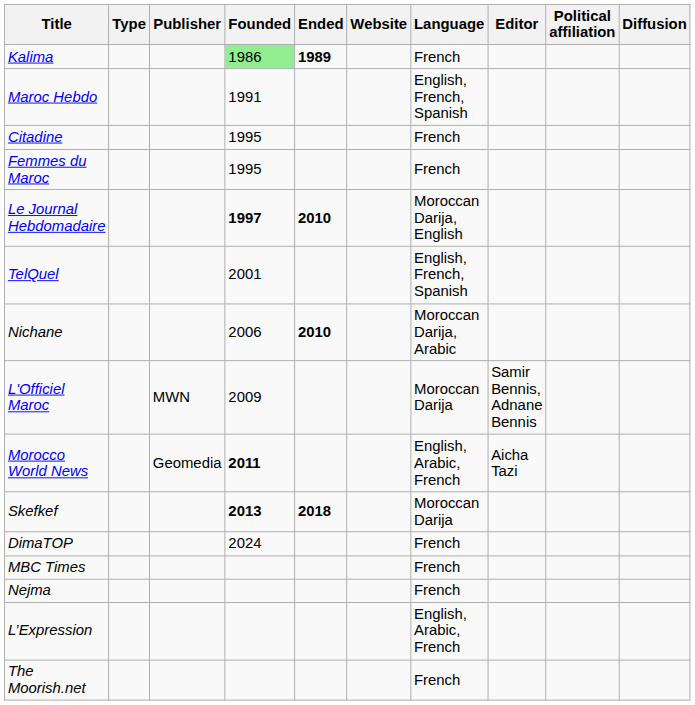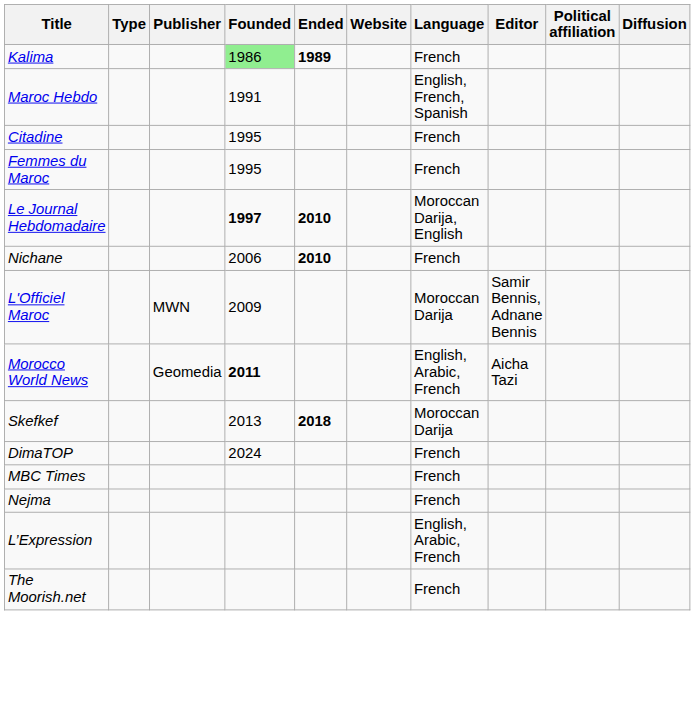- row: (33, 275)
(447, 332) Moroccan Darija, Arabic -> (437, 258) French
(245, 511) bold -> (245, 421) normal
